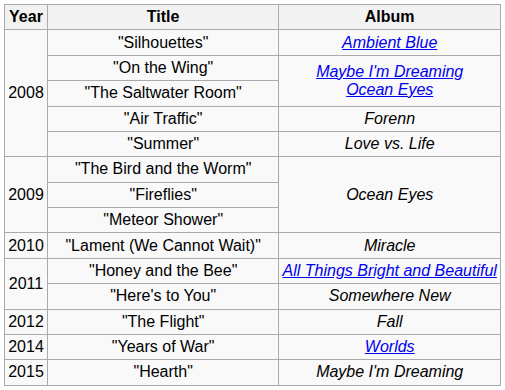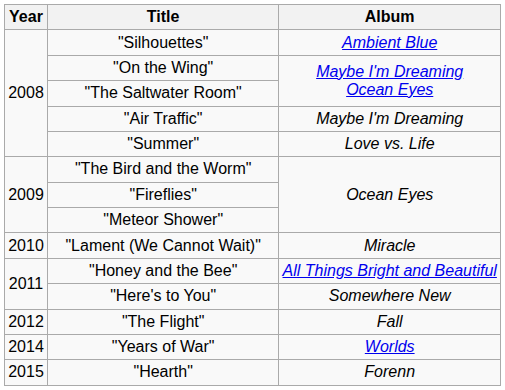(390, 118) Forenn -> (390, 118) Maybe I'm Dreaming
(390, 372) Maybe I'm Dreaming -> (390, 372) Forenn
